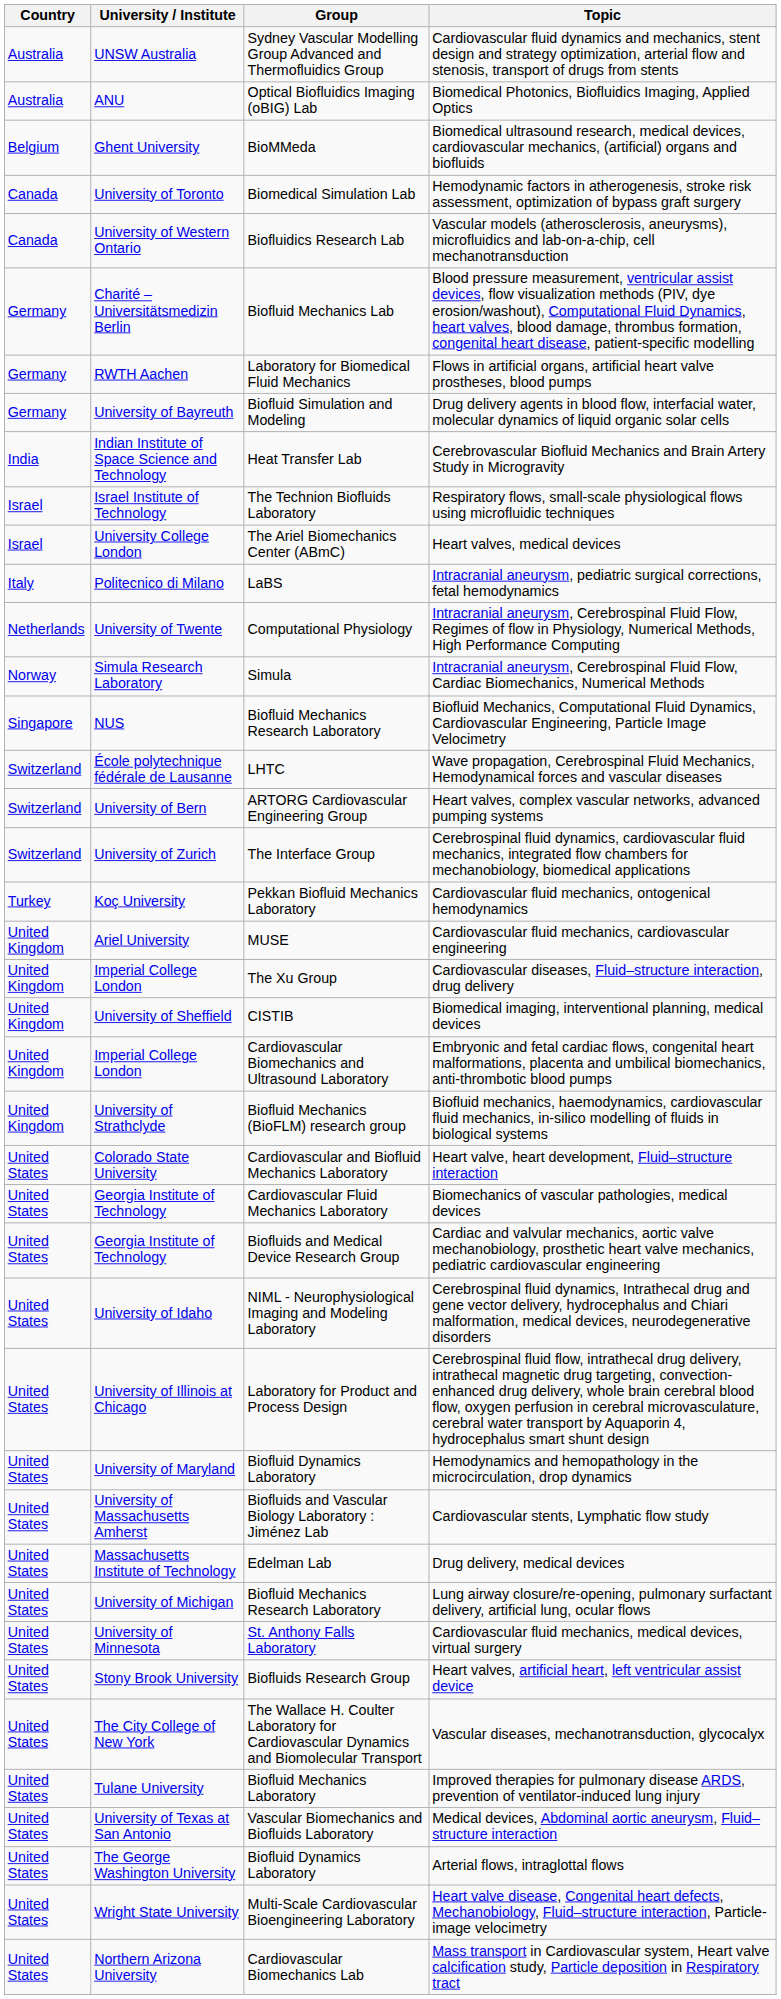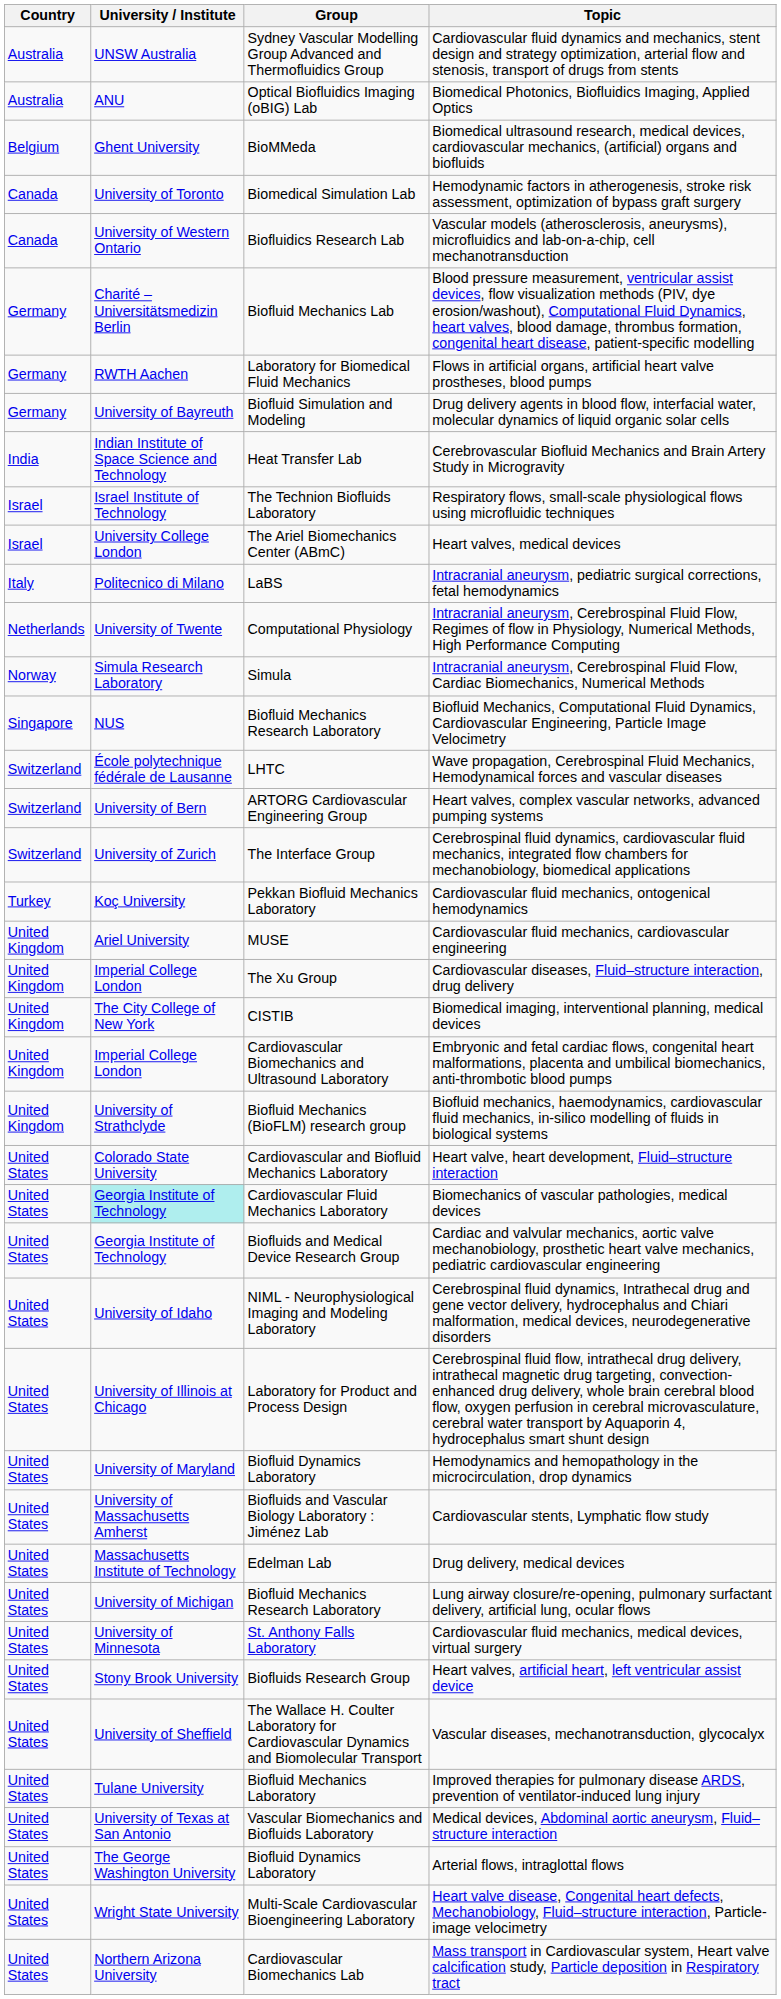(163, 1017) University of Sheffield -> (155, 1017) The City College of New York
(154, 1203) no background -> (154, 1203) paleturquoise background
(155, 1733) The City College of New York -> (163, 1733) University of Sheffield
